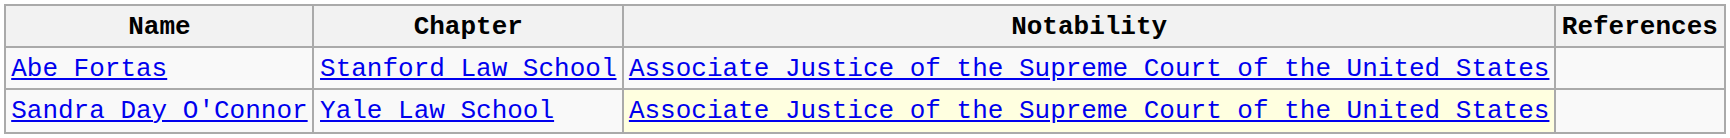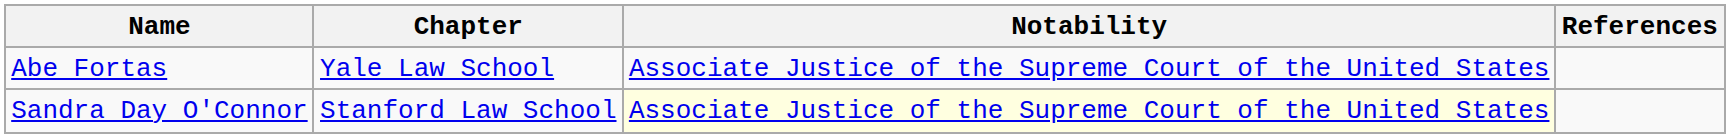(468, 69) Stanford Law School -> (437, 69) Yale Law School
(437, 111) Yale Law School -> (468, 111) Stanford Law School
